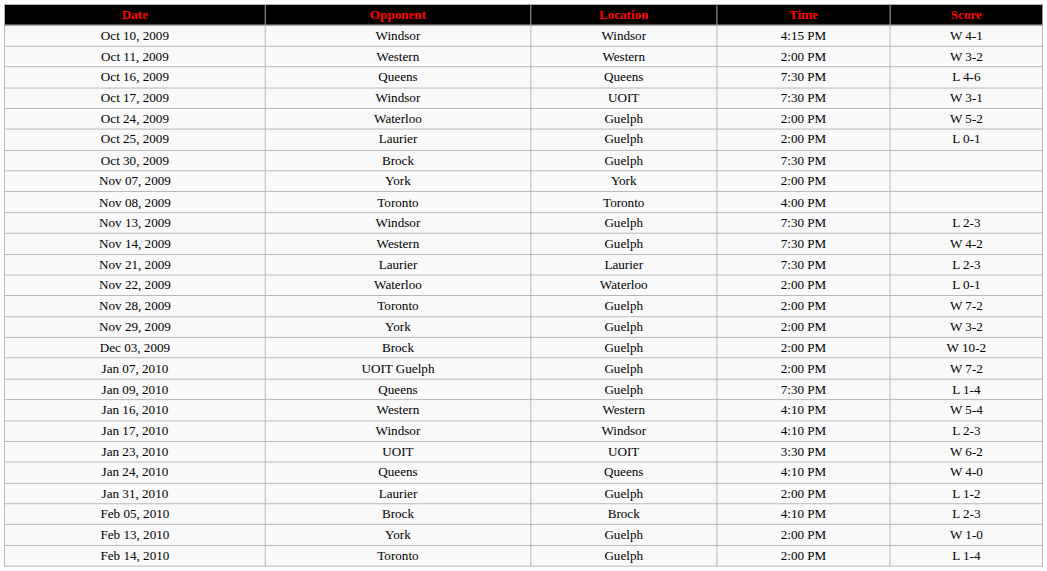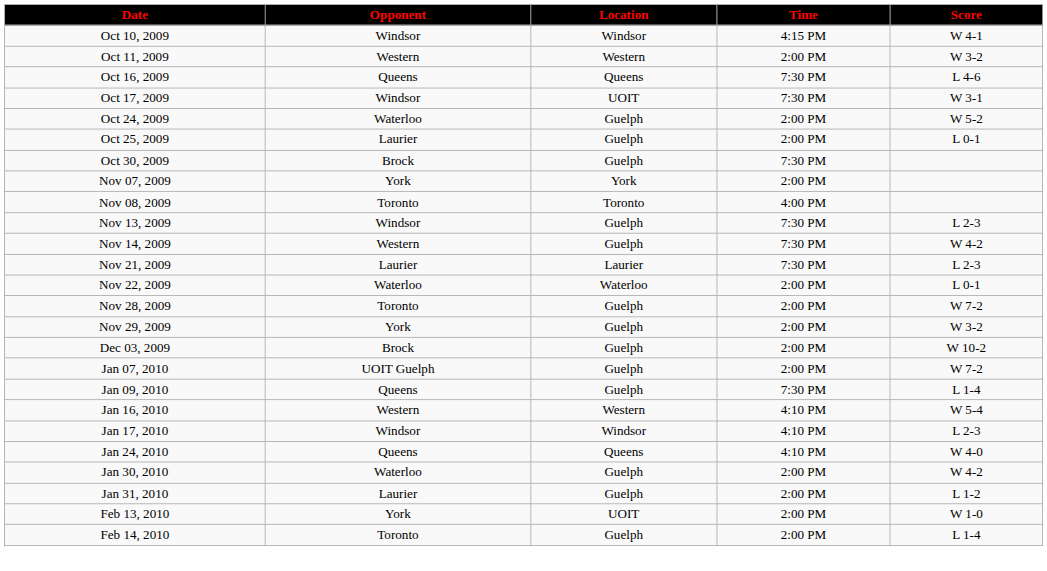- row: (135, 451)
+ row: (135, 472)
- row: (135, 514)
(624, 535) Guelph -> (624, 514) UOIT
